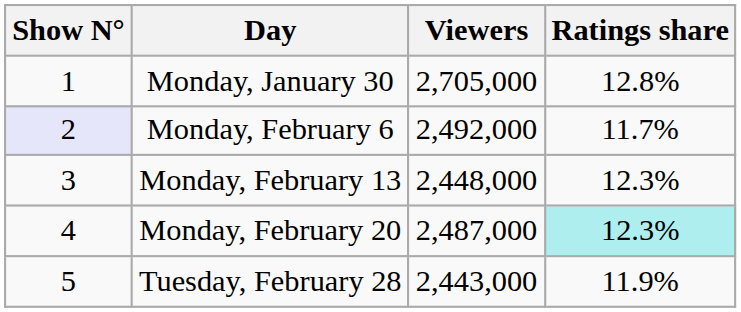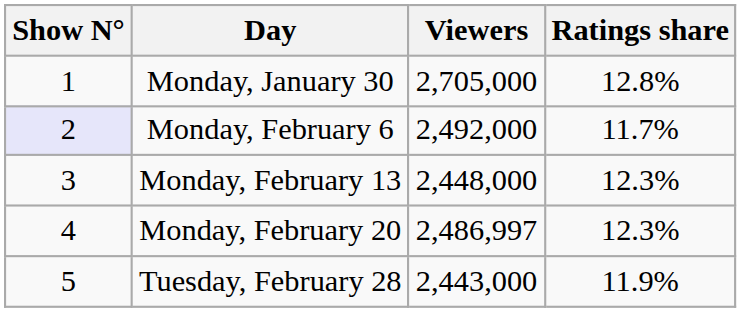(477, 230) 2,487,000 -> (477, 230) 2,486,997
(640, 230) paleturquoise background -> (640, 230) no background
